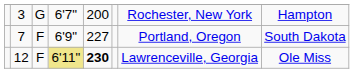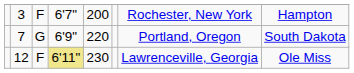(40, 15) G -> (40, 15) F
(40, 36) F -> (40, 36) G
(98, 36) 227 -> (98, 36) 220
(98, 57) bold -> (98, 57) normal
